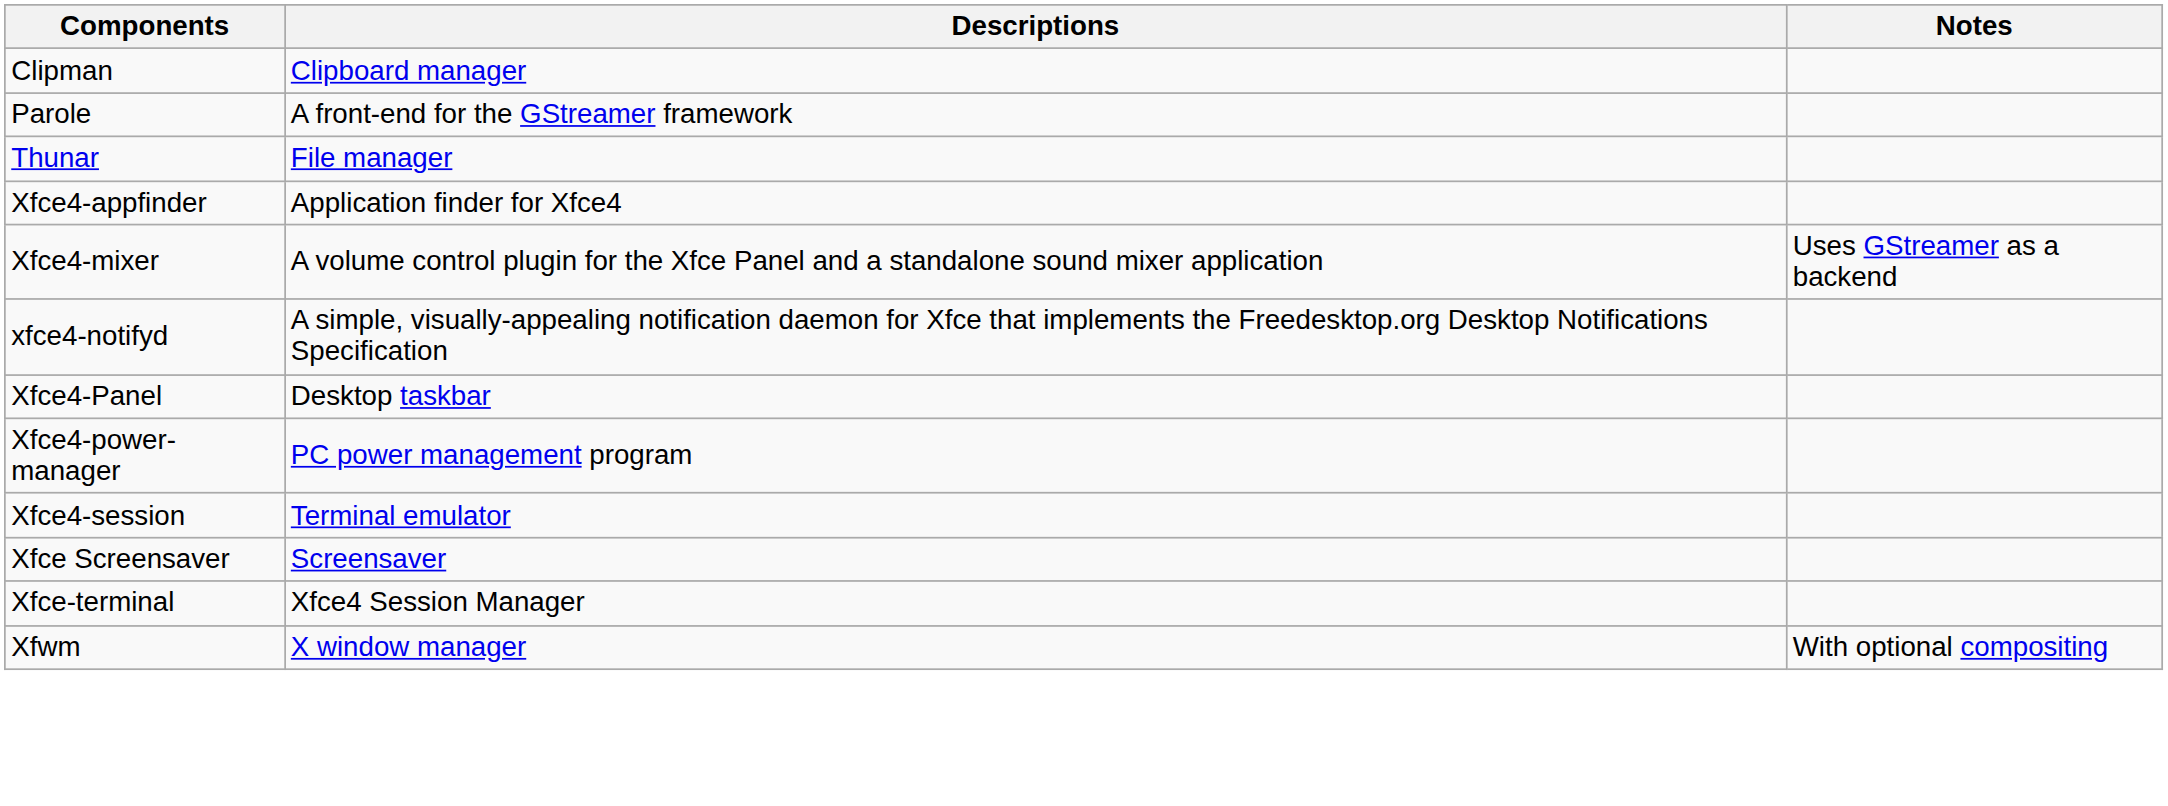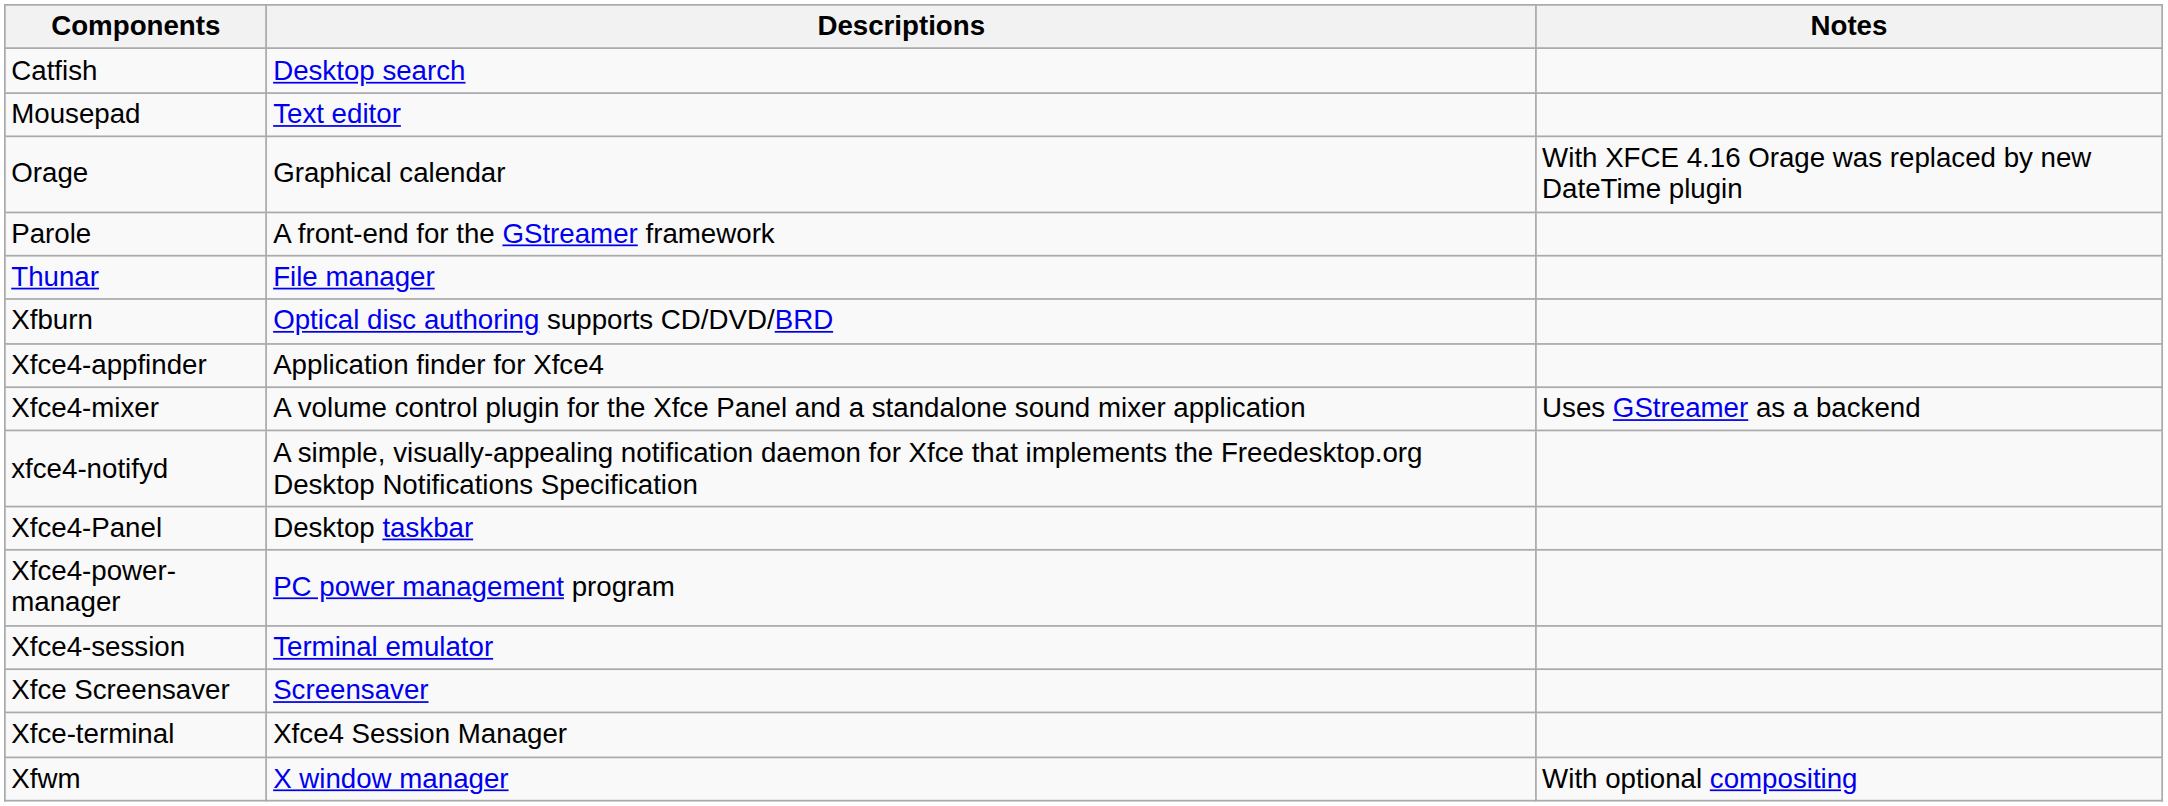+ row: (54, 70)
- row: (62, 70)
+ row: (76, 114)
+ row: (50, 173)
+ row: (52, 320)
